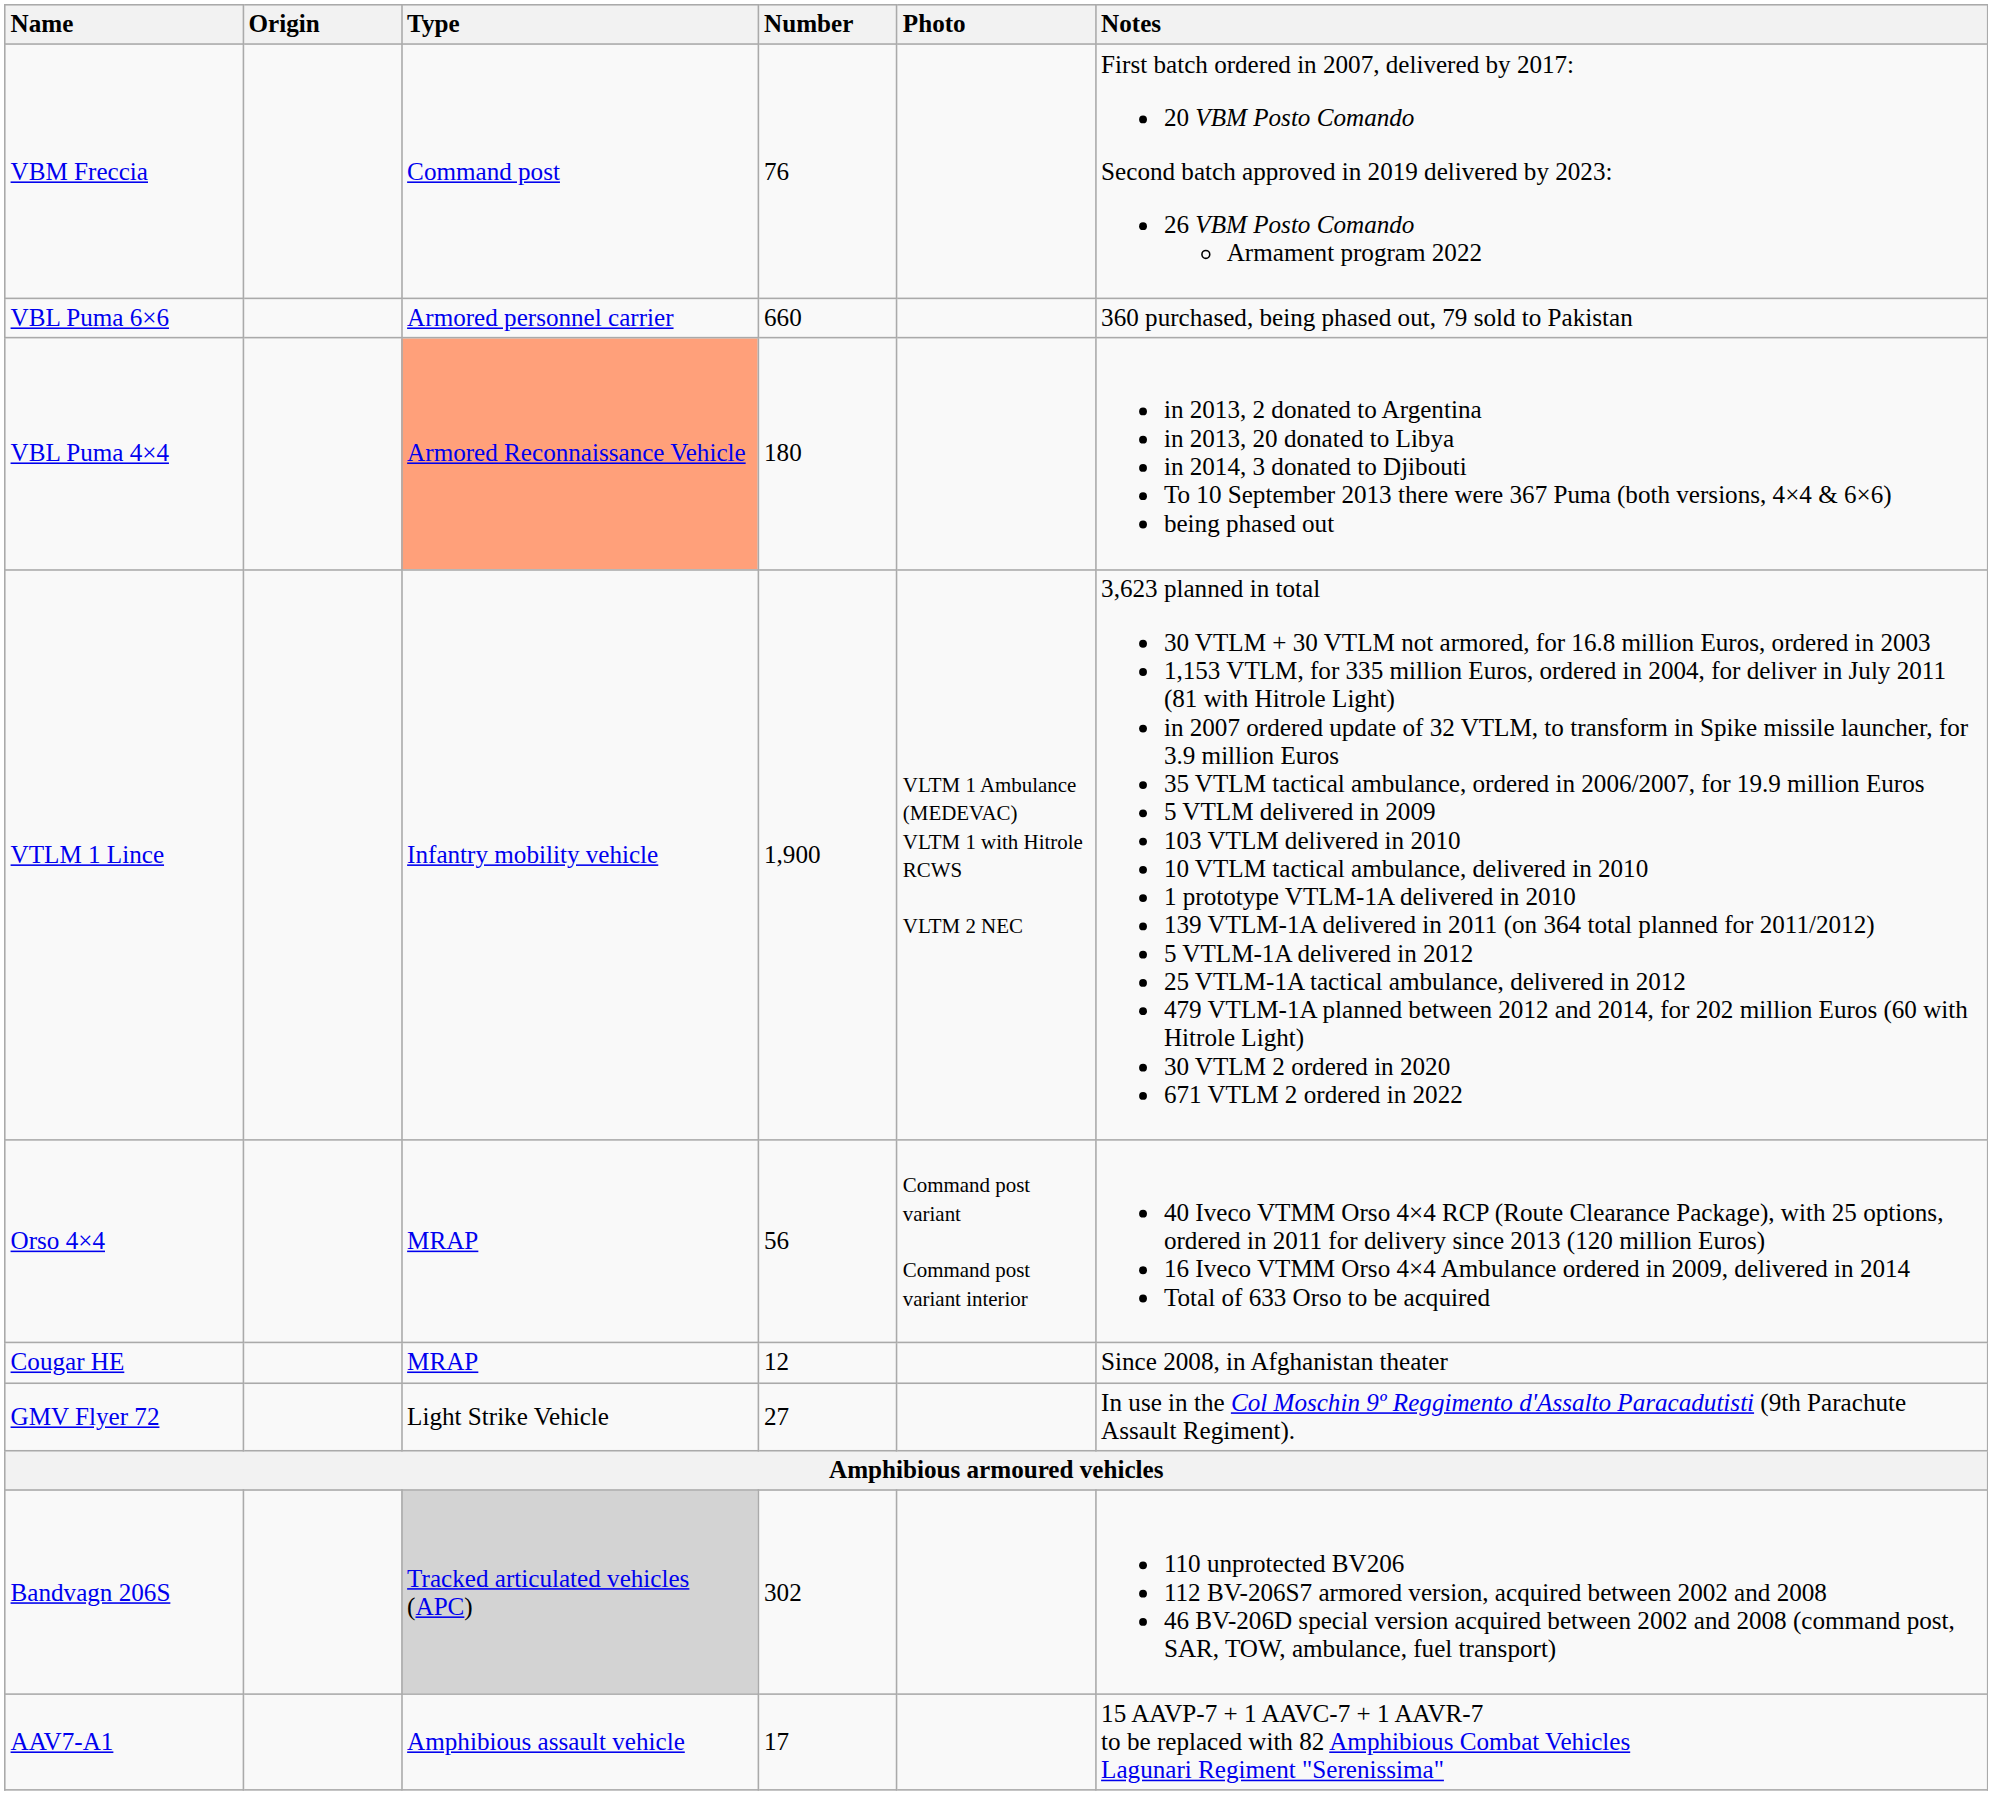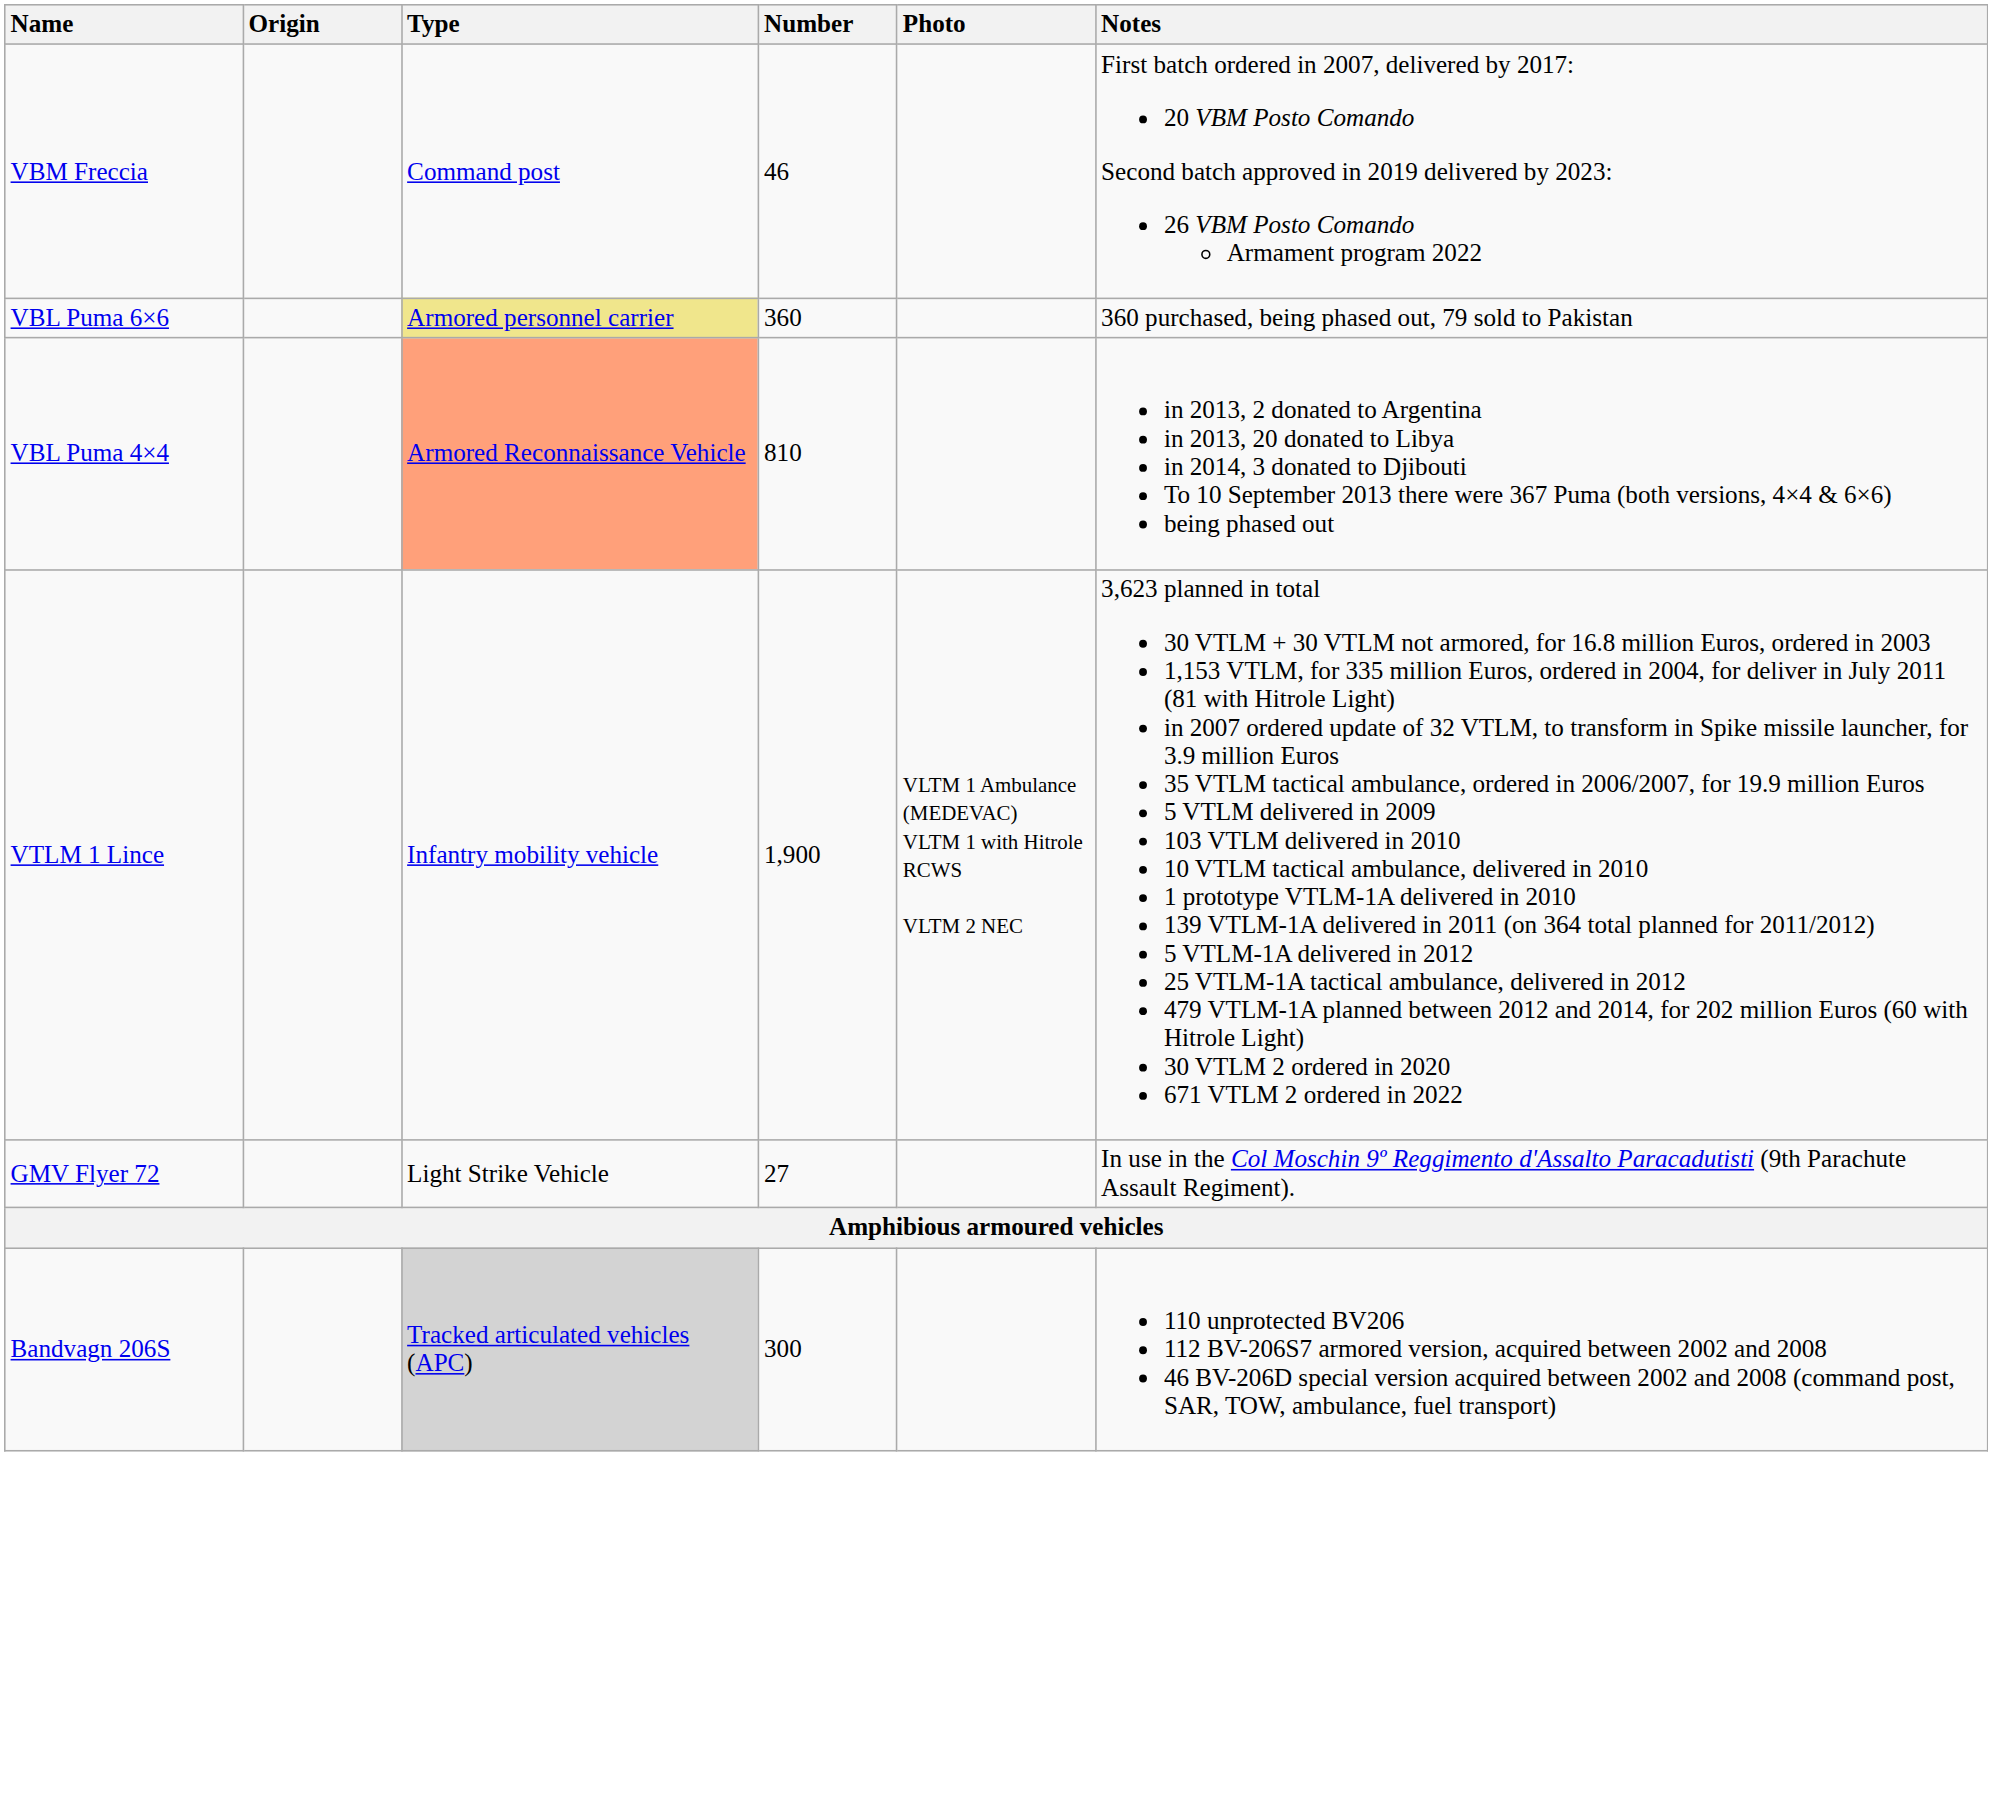(777, 171) 76 -> (777, 171) 46
(540, 317) no background -> (540, 317) khaki background
(783, 317) 660 -> (783, 317) 360
(783, 453) 180 -> (783, 453) 810
- row: (58, 1240)
- row: (67, 1362)
(783, 1591) 302 -> (783, 1348) 300
- row: (62, 1741)
